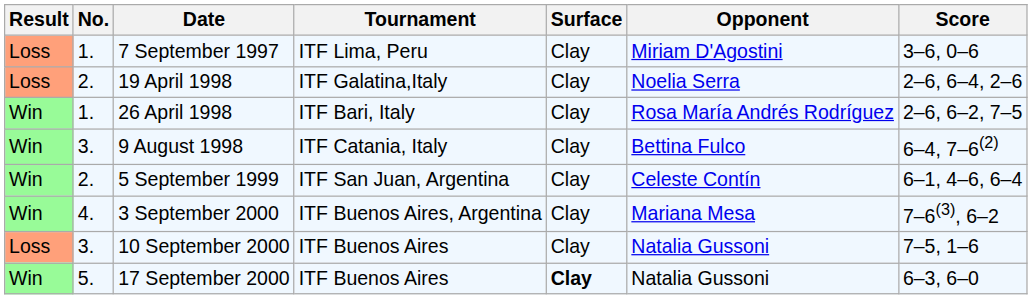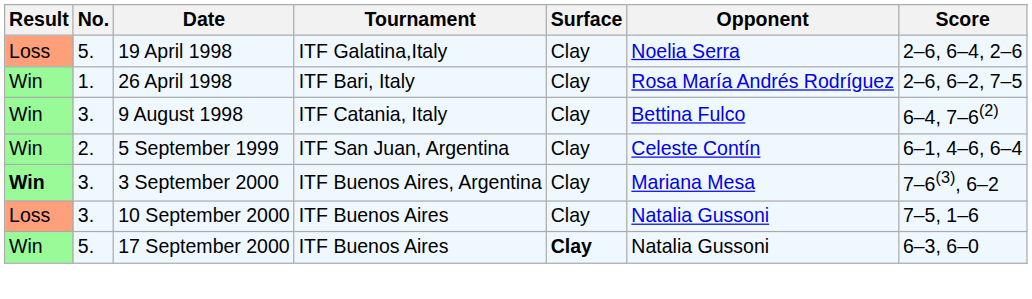- row: (199, 50)
(86, 81) 2. -> (86, 50) 5.
(26, 213) normal -> (27, 182) bold
(86, 213) 4. -> (86, 182) 3.
